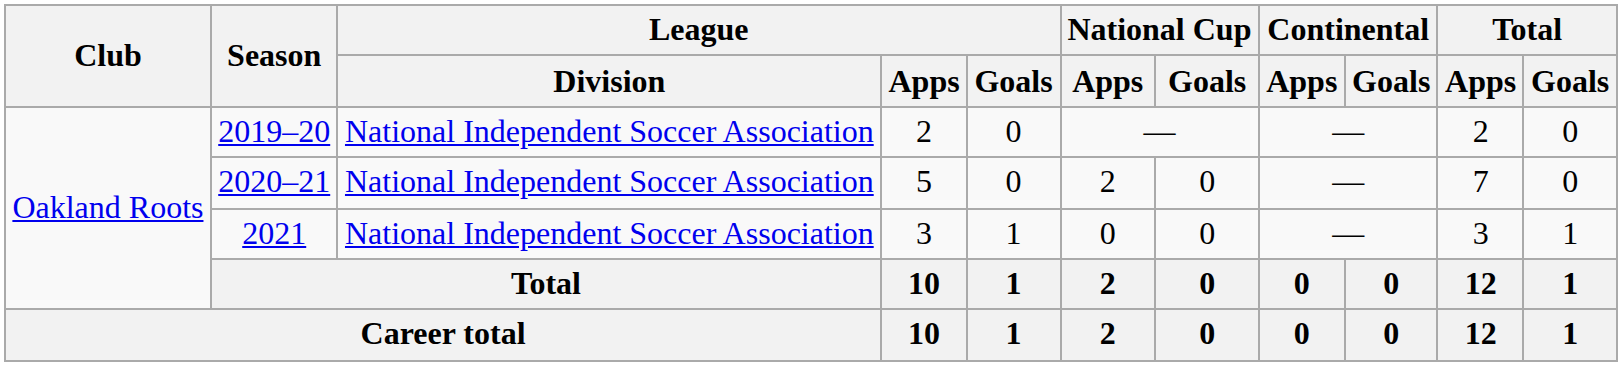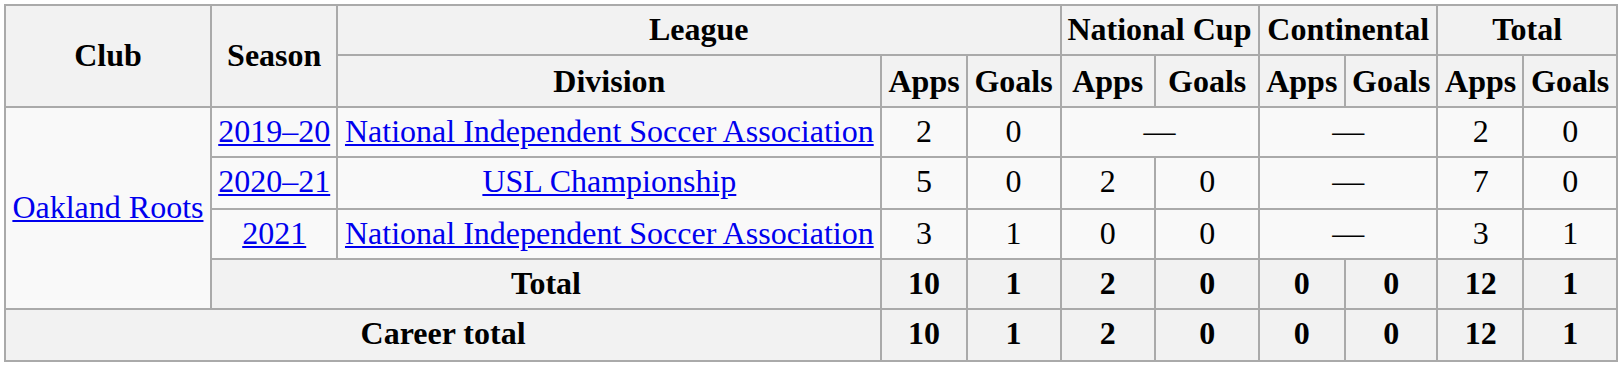(609, 182) National Independent Soccer Association -> (609, 182) USL Championship
